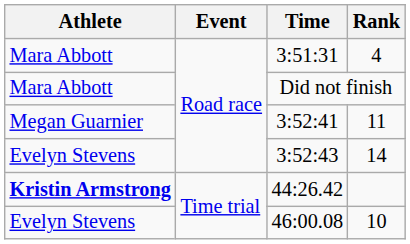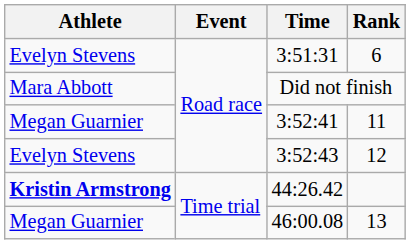(61, 55) Mara Abbott -> (72, 55) Evelyn Stevens
(376, 55) 4 -> (376, 55) 6
(376, 155) 14 -> (376, 155) 12
(72, 222) Evelyn Stevens -> (76, 222) Megan Guarnier
(376, 222) 10 -> (376, 222) 13
